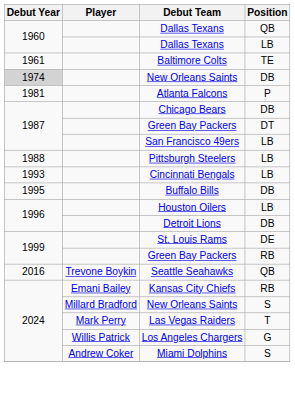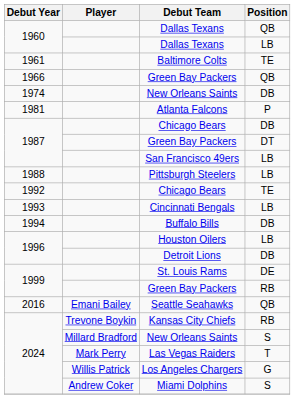+ row: (192, 77)
(33, 77) lightgrey background -> (33, 93) no background
+ row: (192, 191)
(33, 191) 1995 -> (33, 223) 1994
(101, 272) Trevone Boykin -> (101, 304) Emani Bailey
(101, 288) Emani Bailey -> (101, 321) Trevone Boykin
